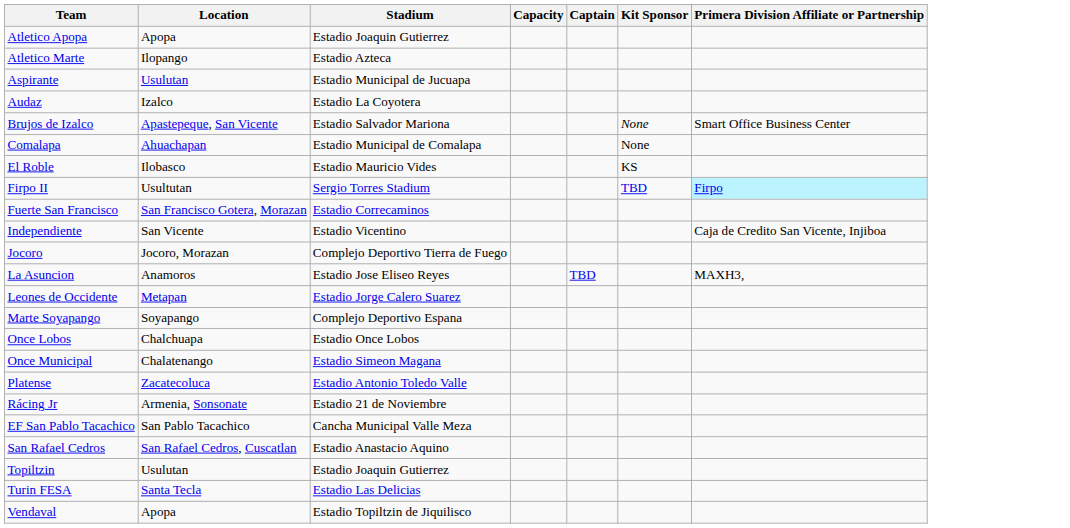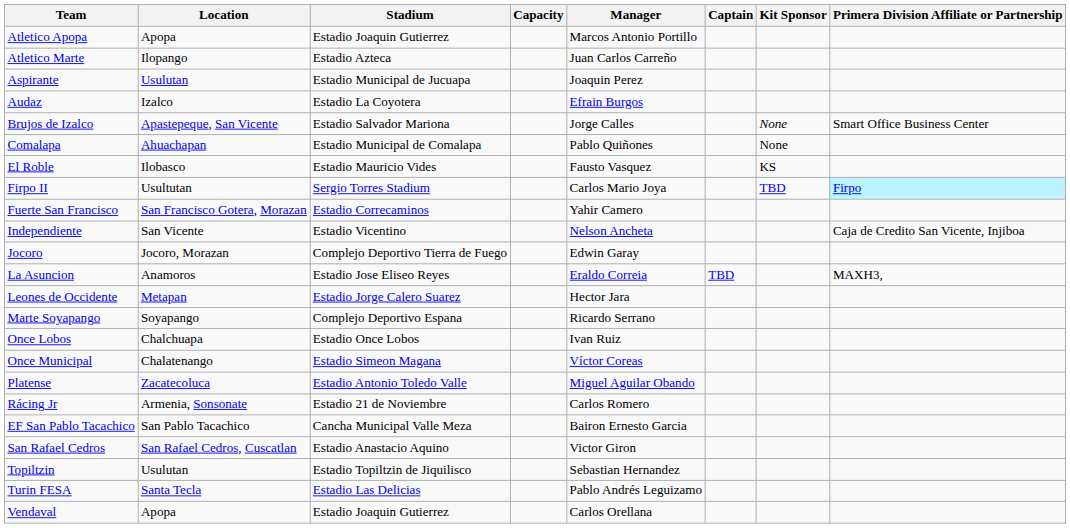+ column: (636, 15)
(381, 469) Estadio Joaquin Gutierrez -> (392, 469) Estadio Topiltzin de Jiquilisco
(392, 512) Estadio Topiltzin de Jiquilisco -> (381, 512) Estadio Joaquin Gutierrez
